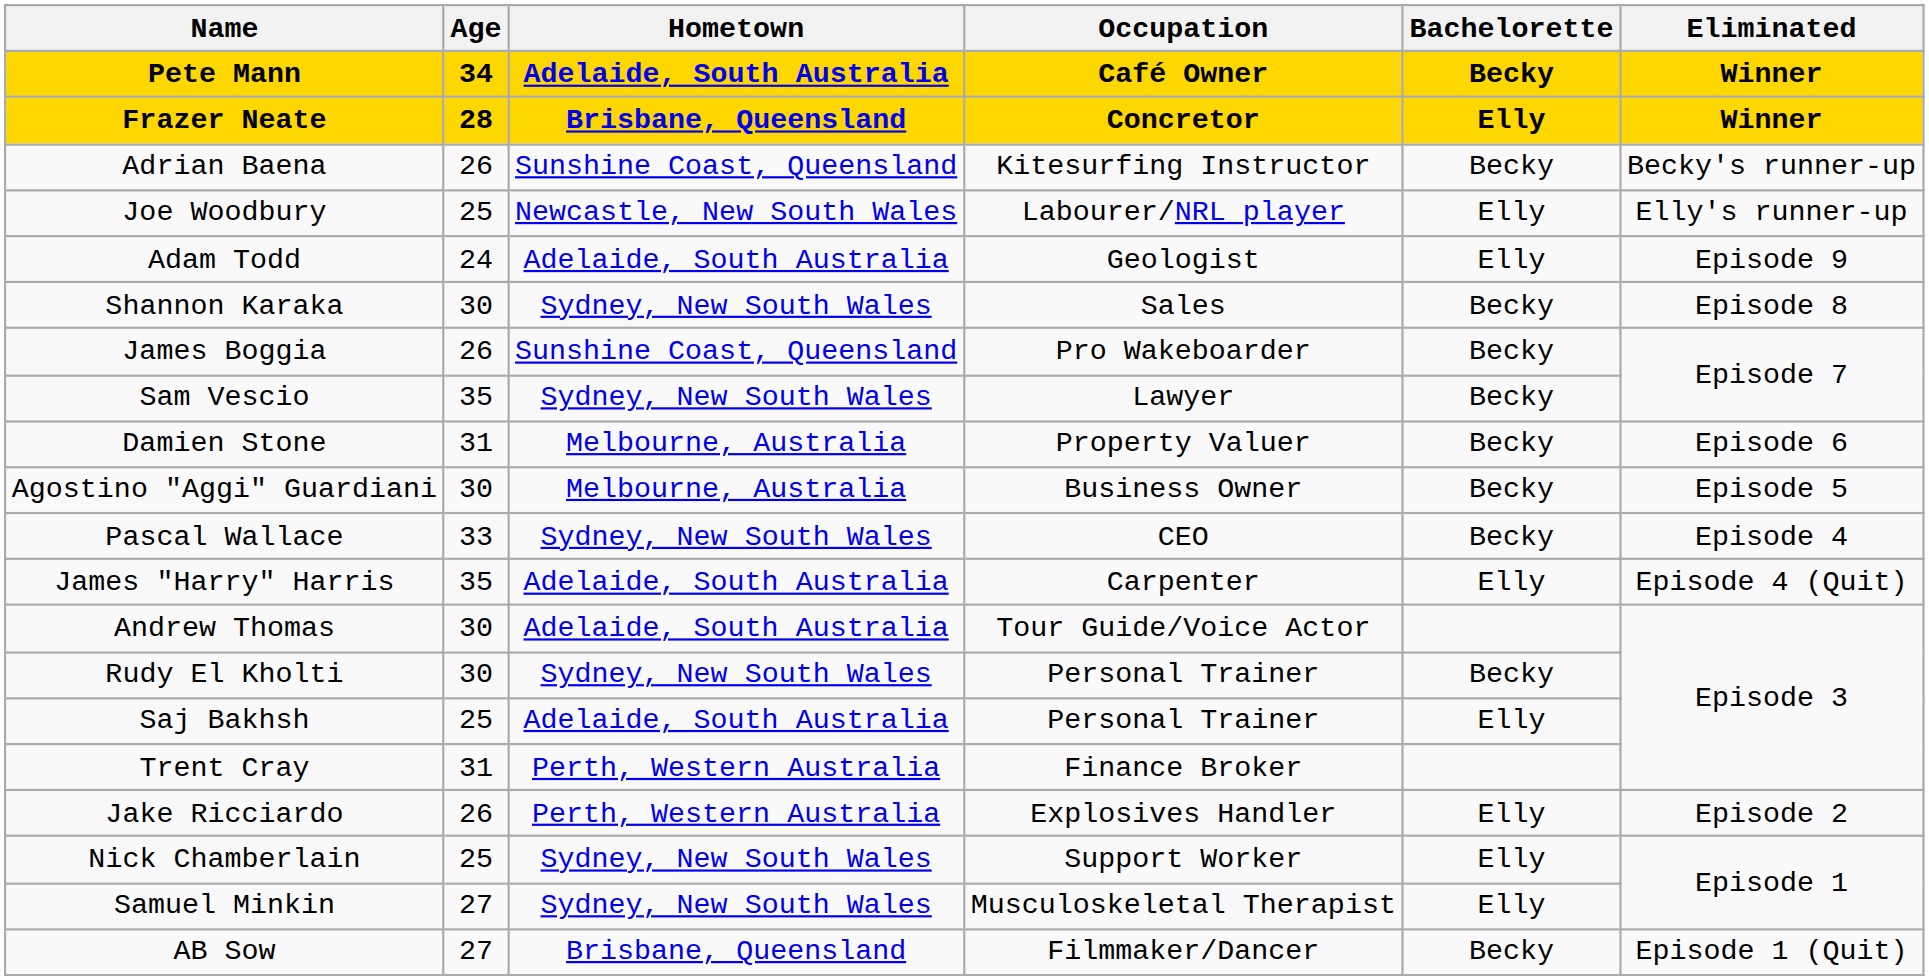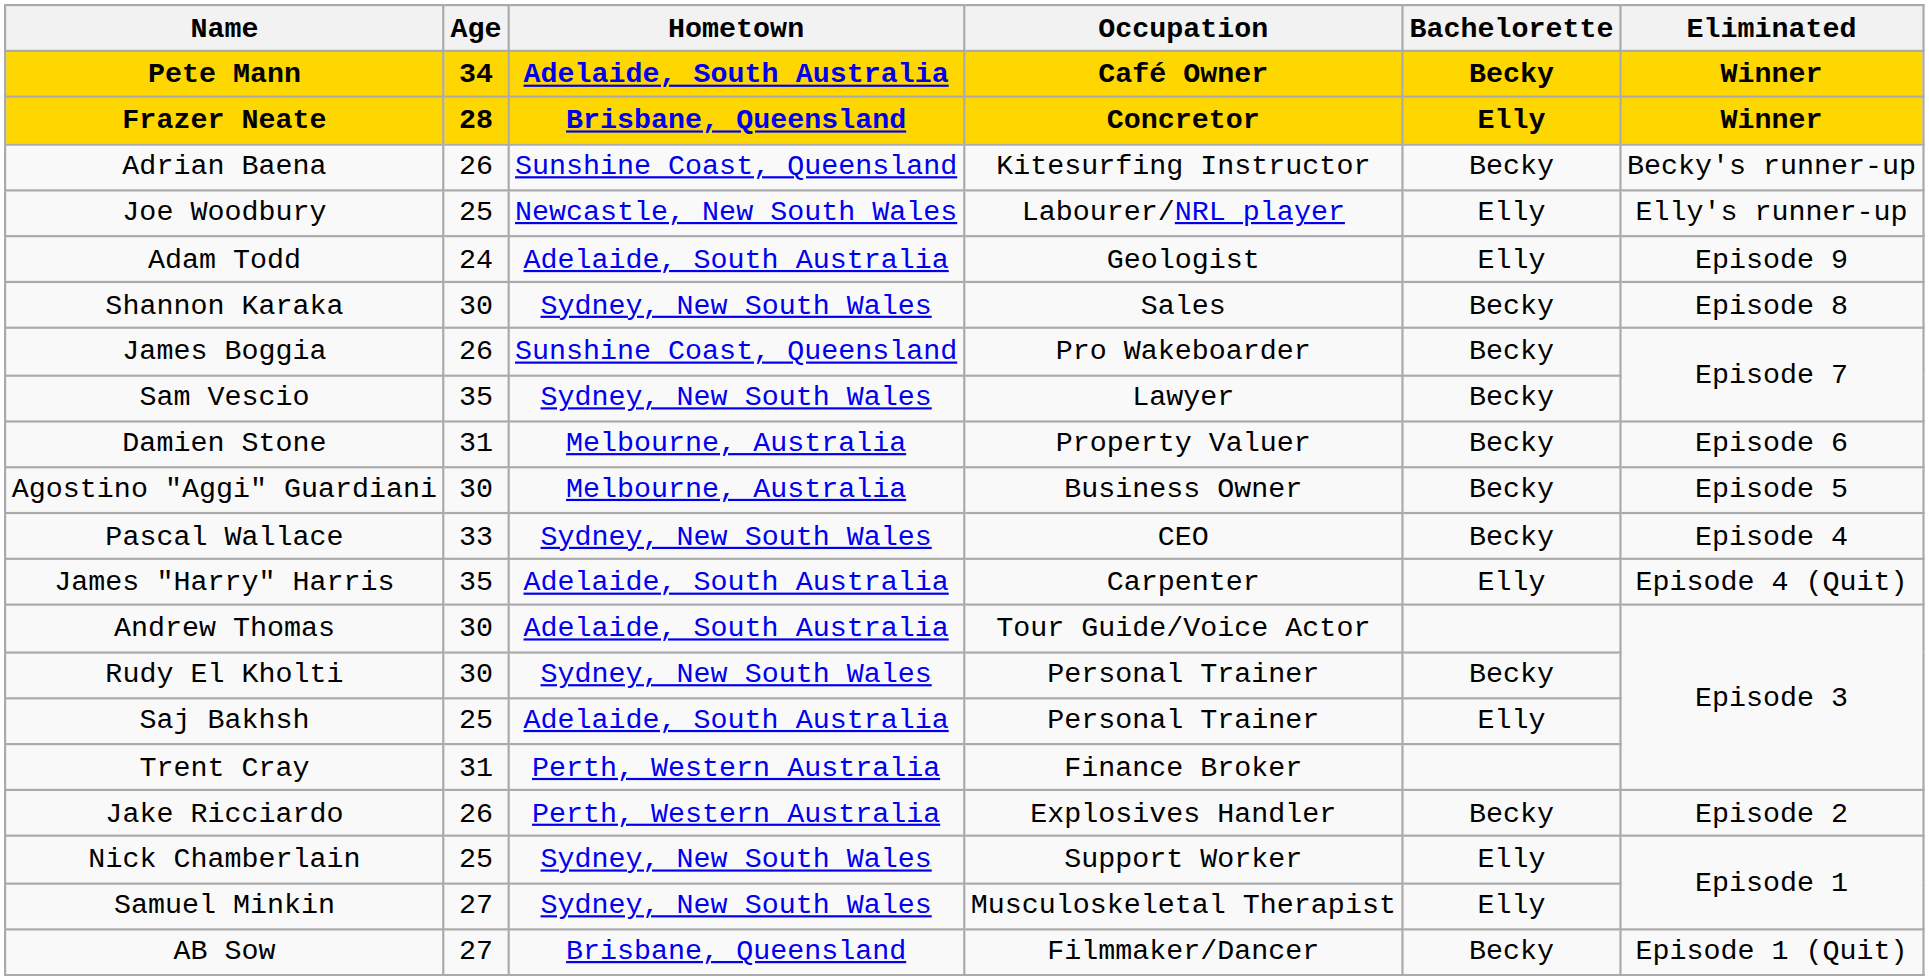(1511, 813) Elly -> (1511, 813) Becky
